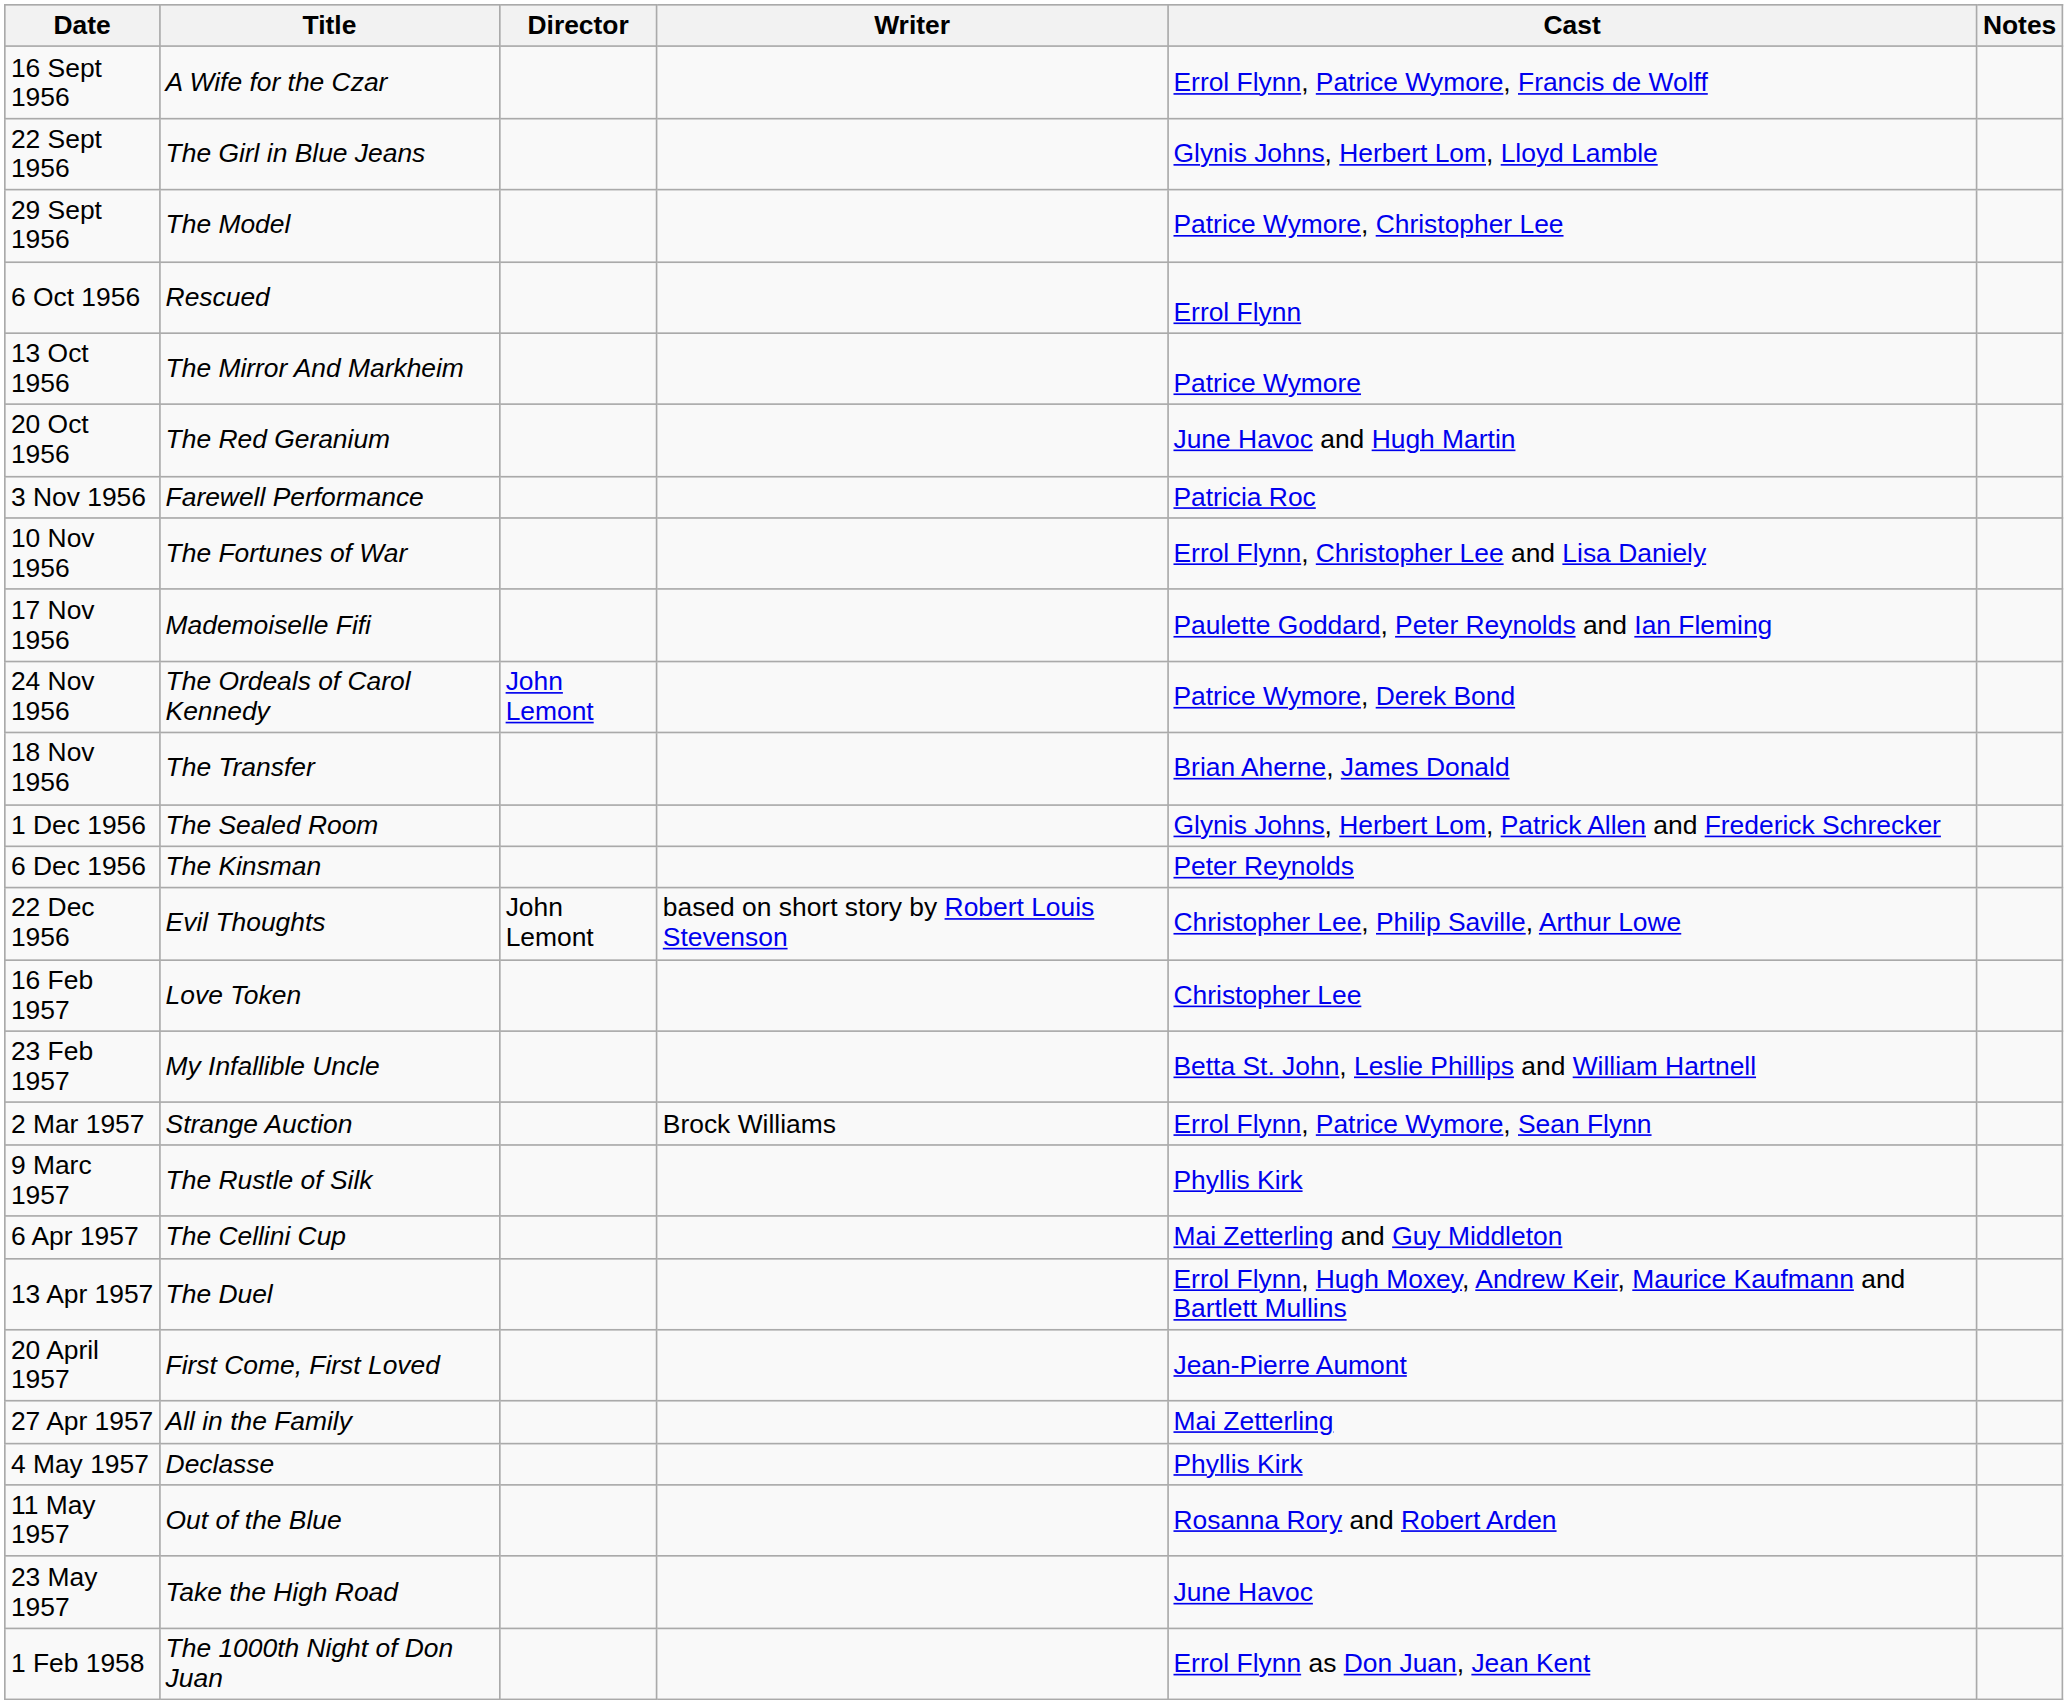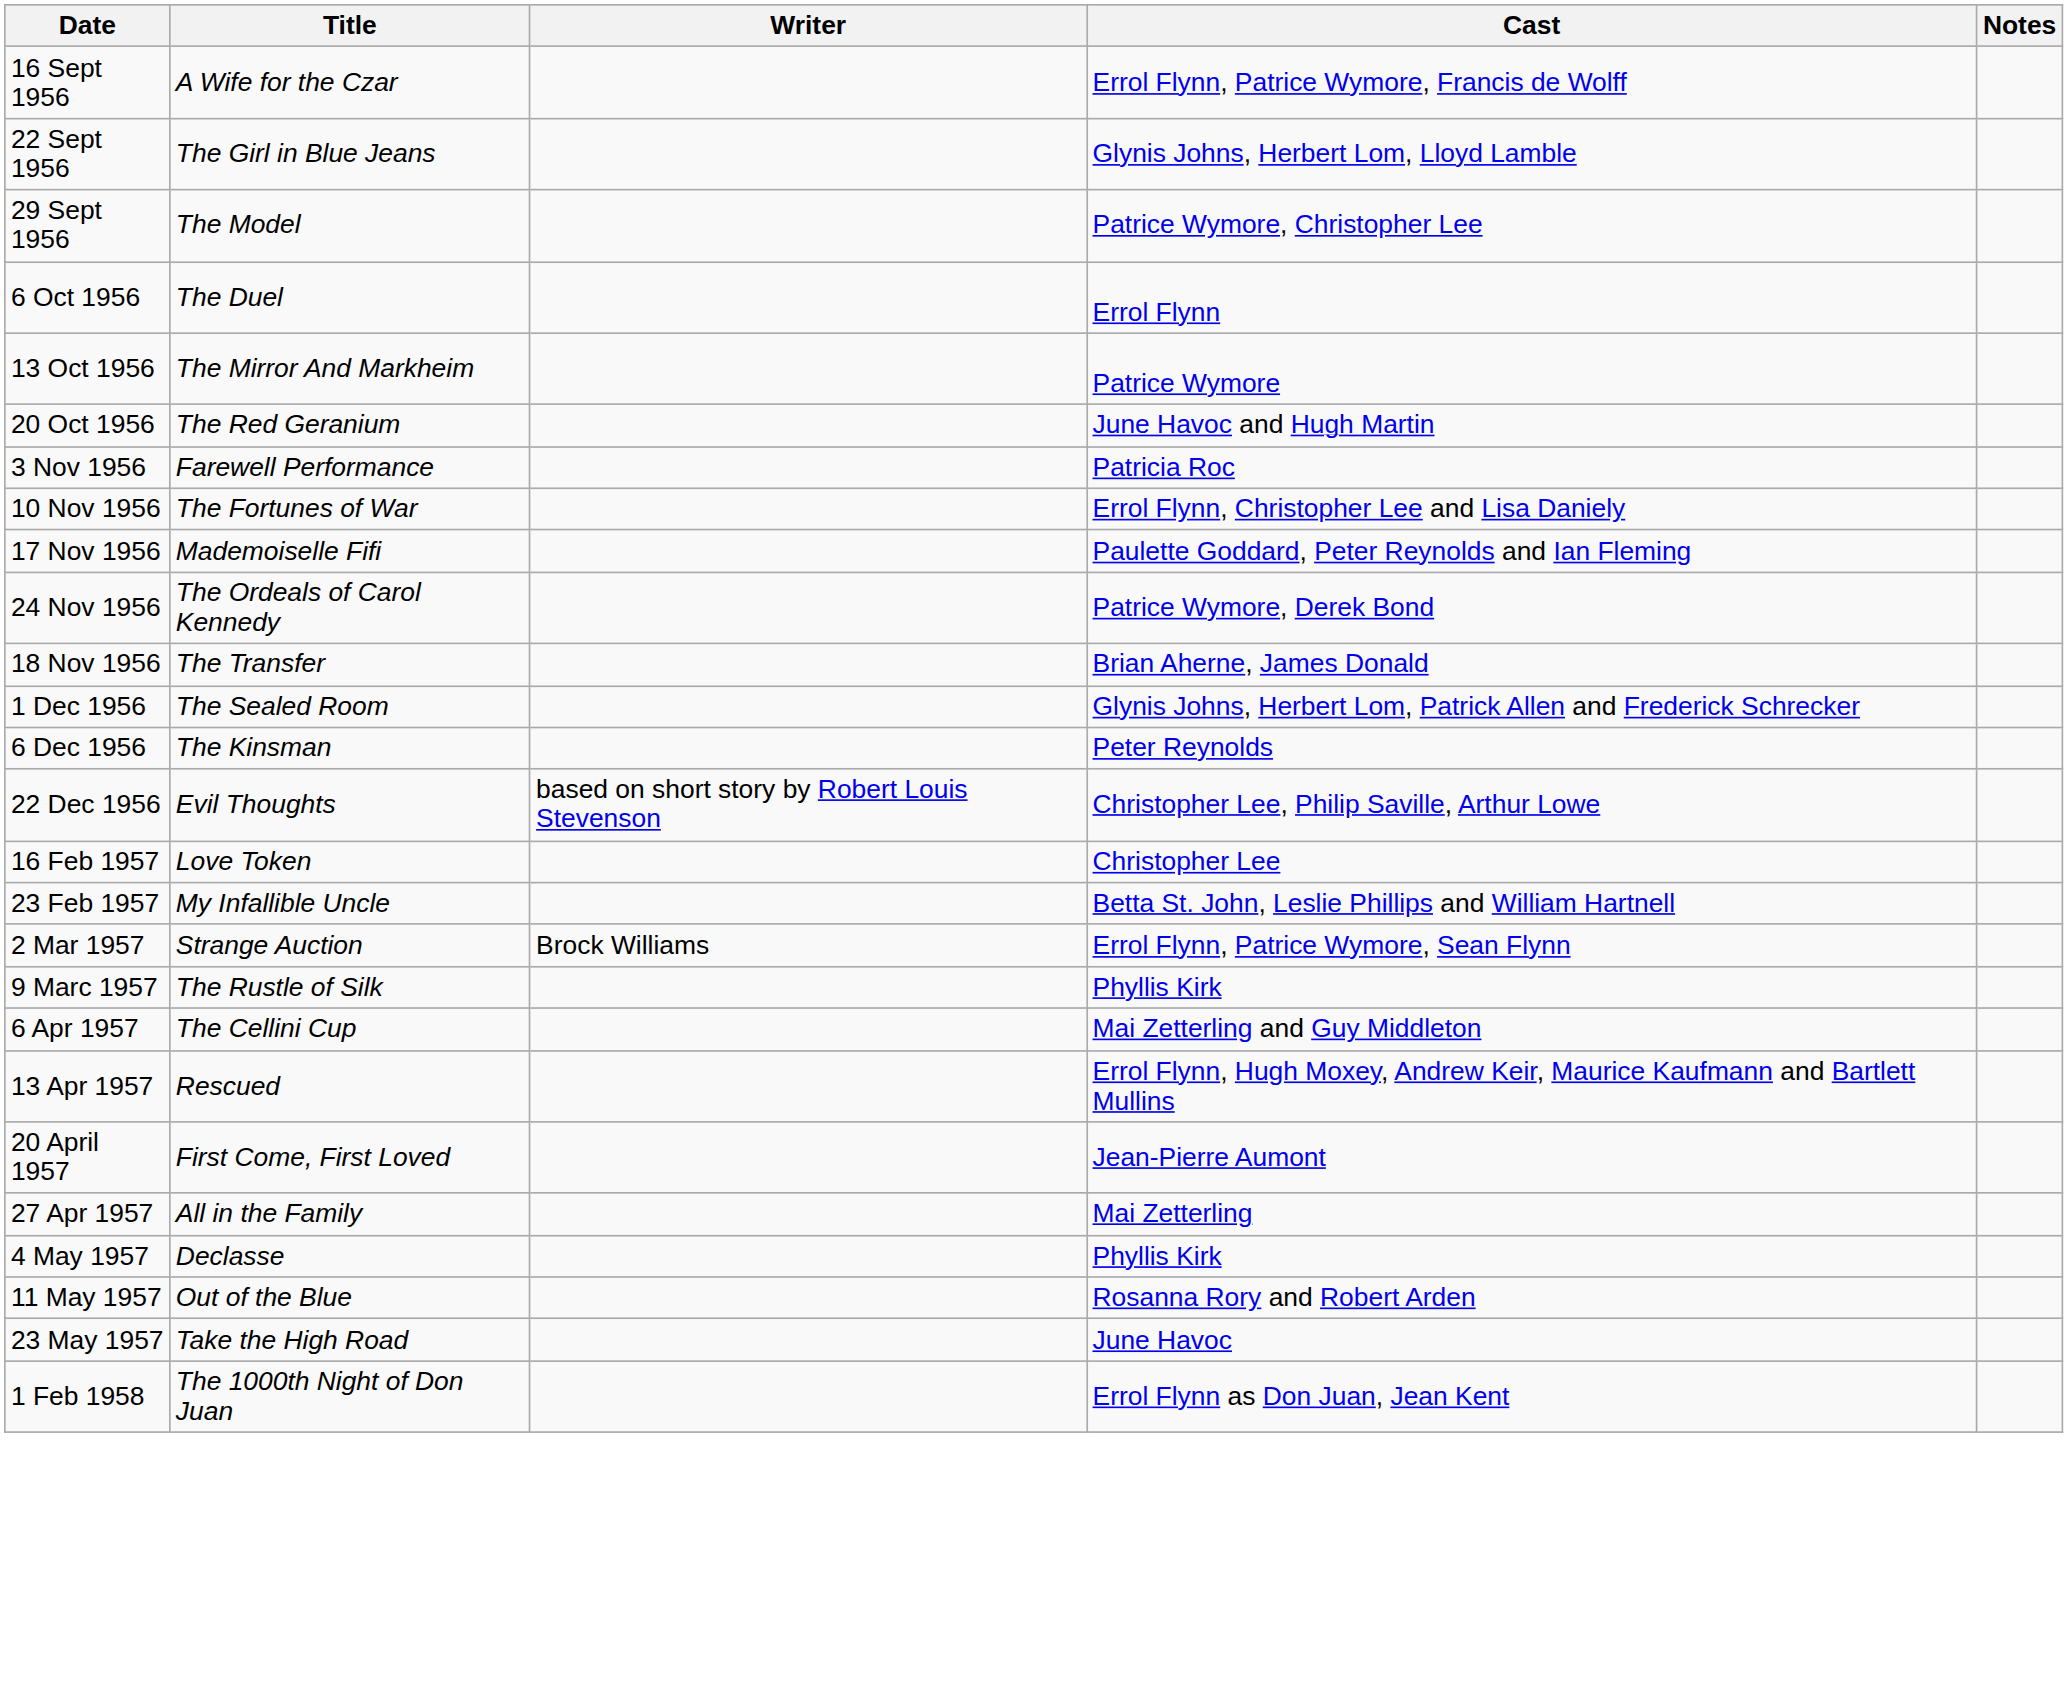- column: (578, 25)
(218, 296) Rescued -> (229, 296) The Duel
(219, 1293) The Duel -> (228, 1085) Rescued
